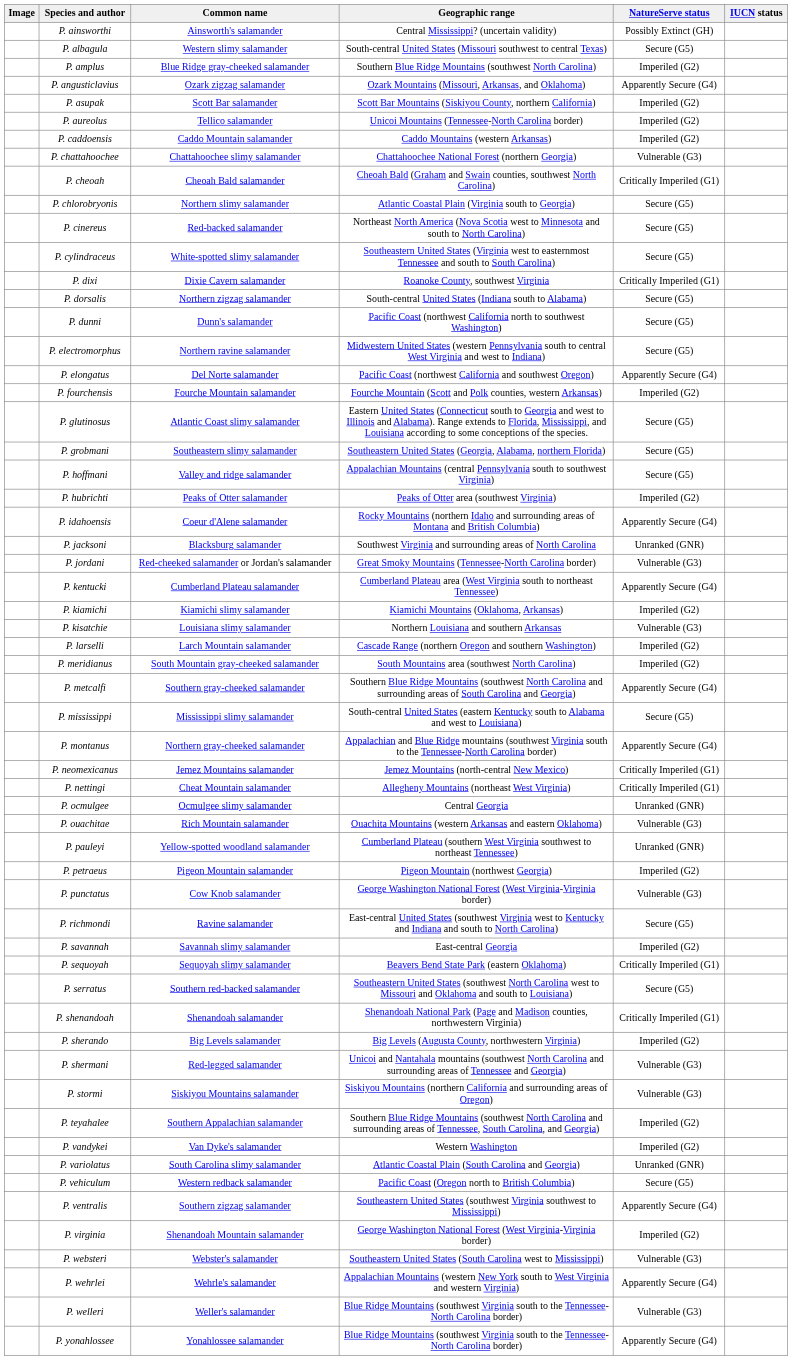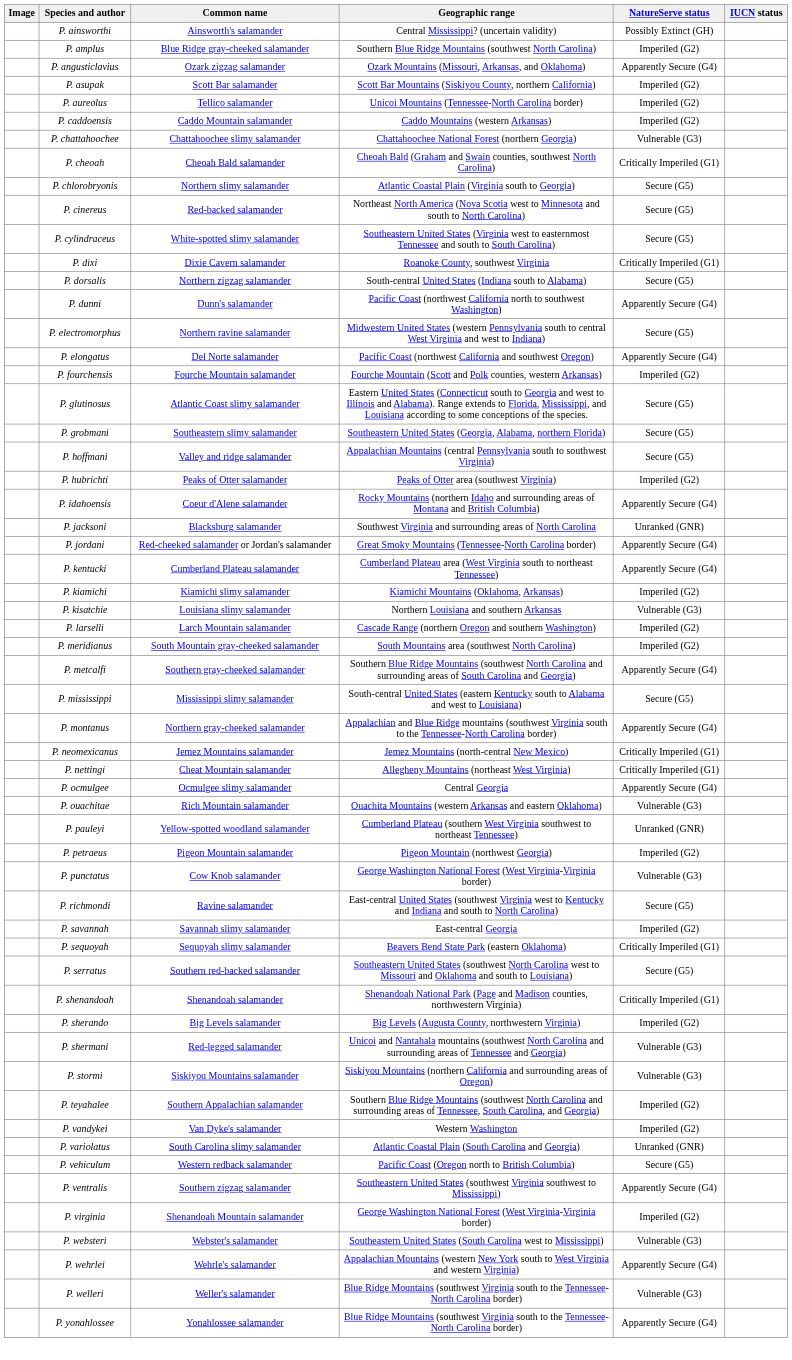- row: (85, 49)
(669, 322) Secure (G5) -> (669, 304) Apparently Secure (G4)
(669, 563) Vulnerable (G3) -> (669, 545) Apparently Secure (G4)
(669, 805) Unranked (GNR) -> (669, 787) Apparently Secure (G4)
